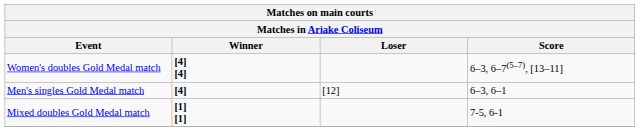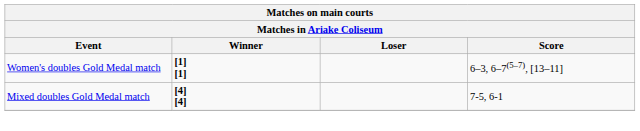(180, 68) [4] [4] -> (180, 68) [1] [1]
- row: (76, 90)
(180, 112) [1] [1] -> (180, 96) [4] [4]
